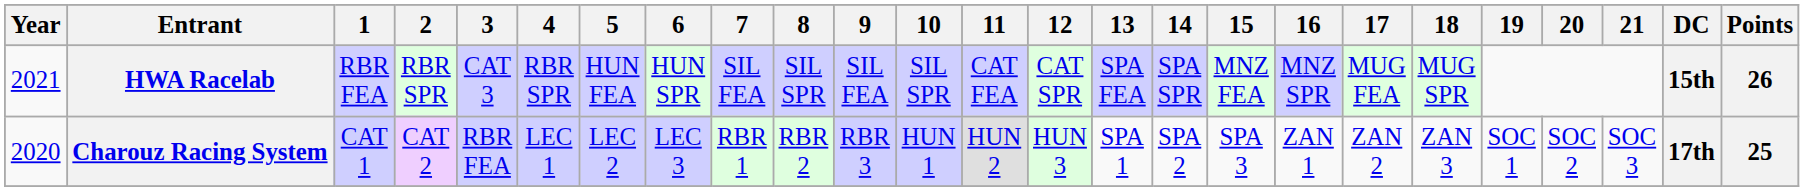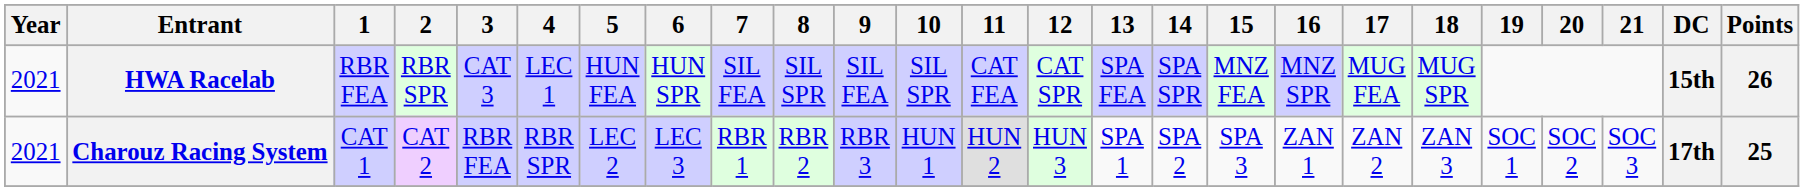(549, 80) RBR SPR -> (549, 80) LEC 1
(36, 150) 2020 -> (36, 150) 2021
(549, 150) LEC 1 -> (549, 150) RBR SPR
